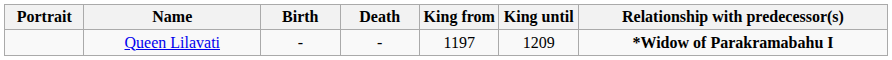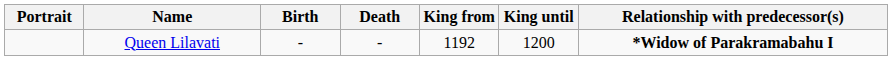(459, 42) 1197 -> (459, 42) 1192
(539, 42) 1209 -> (539, 42) 1200
